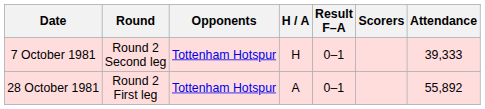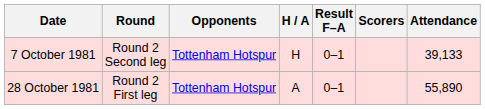(444, 54) 39,333 -> (444, 54) 39,133
(444, 87) 55,892 -> (444, 87) 55,890
